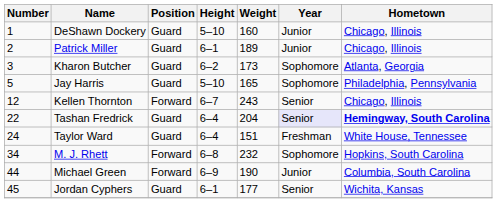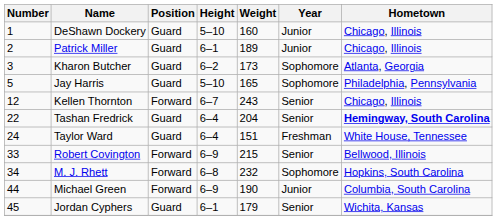(297, 119) lavender background -> (297, 119) no background
+ row: (97, 154)
(249, 189) 177 -> (249, 207) 179
